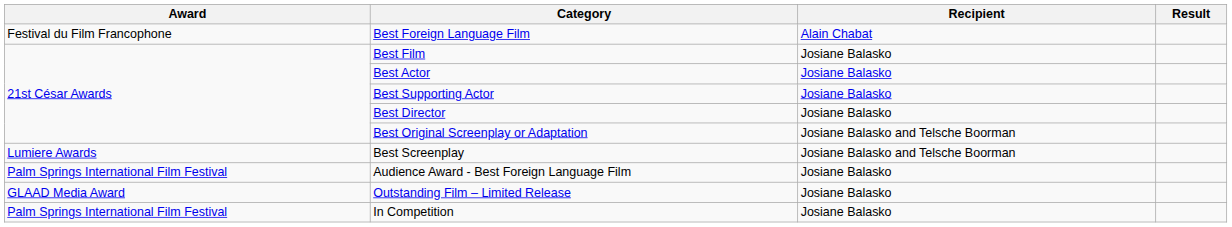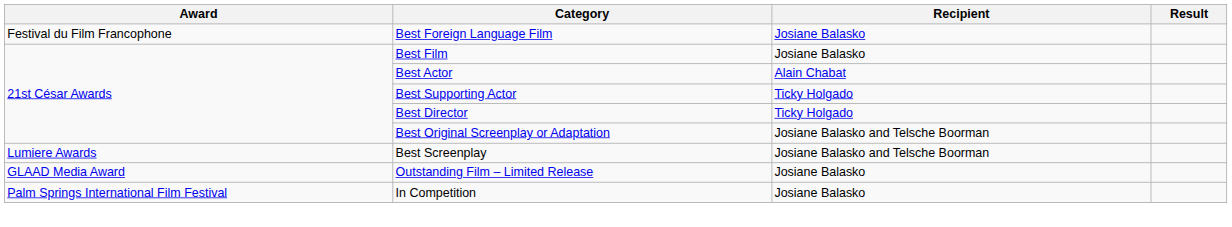(836, 34) Alain Chabat -> (820, 34) Josiane Balasko
(846, 73) Josiane Balasko -> (810, 73) Alain Chabat
(846, 93) Josiane Balasko -> (814, 93) Ticky Holgado
(846, 113) Josiane Balasko -> (814, 113) Ticky Holgado
- row: (502, 172)
